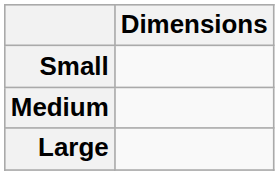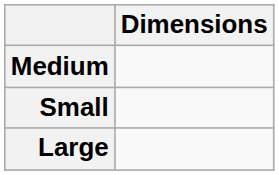rows swapped: (74, 66) <-> (60, 107)
